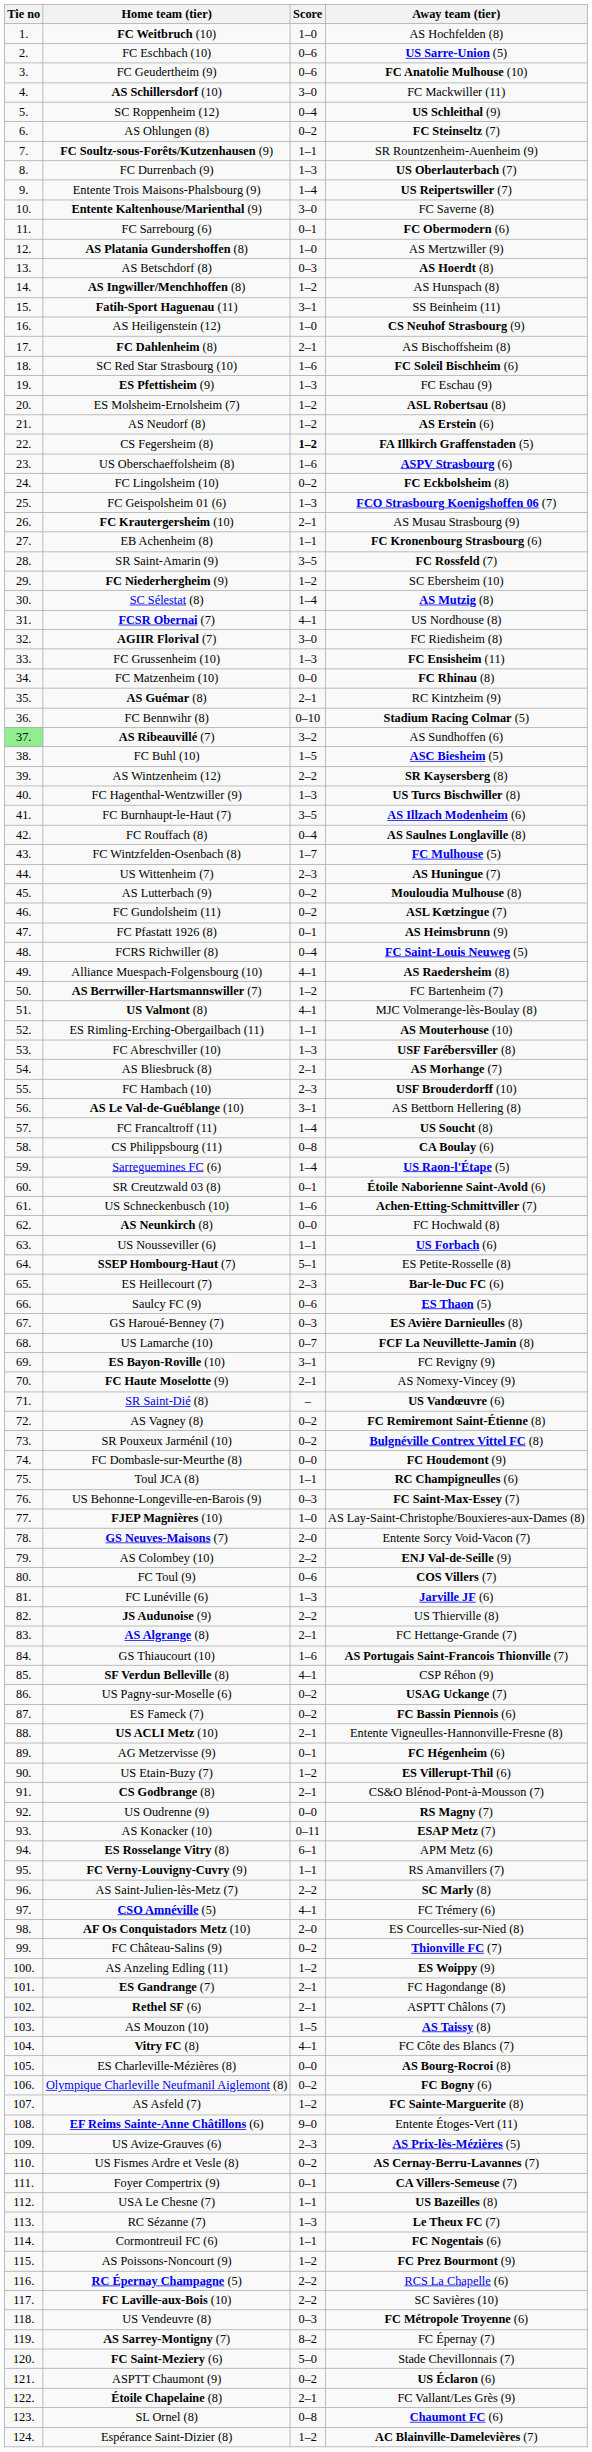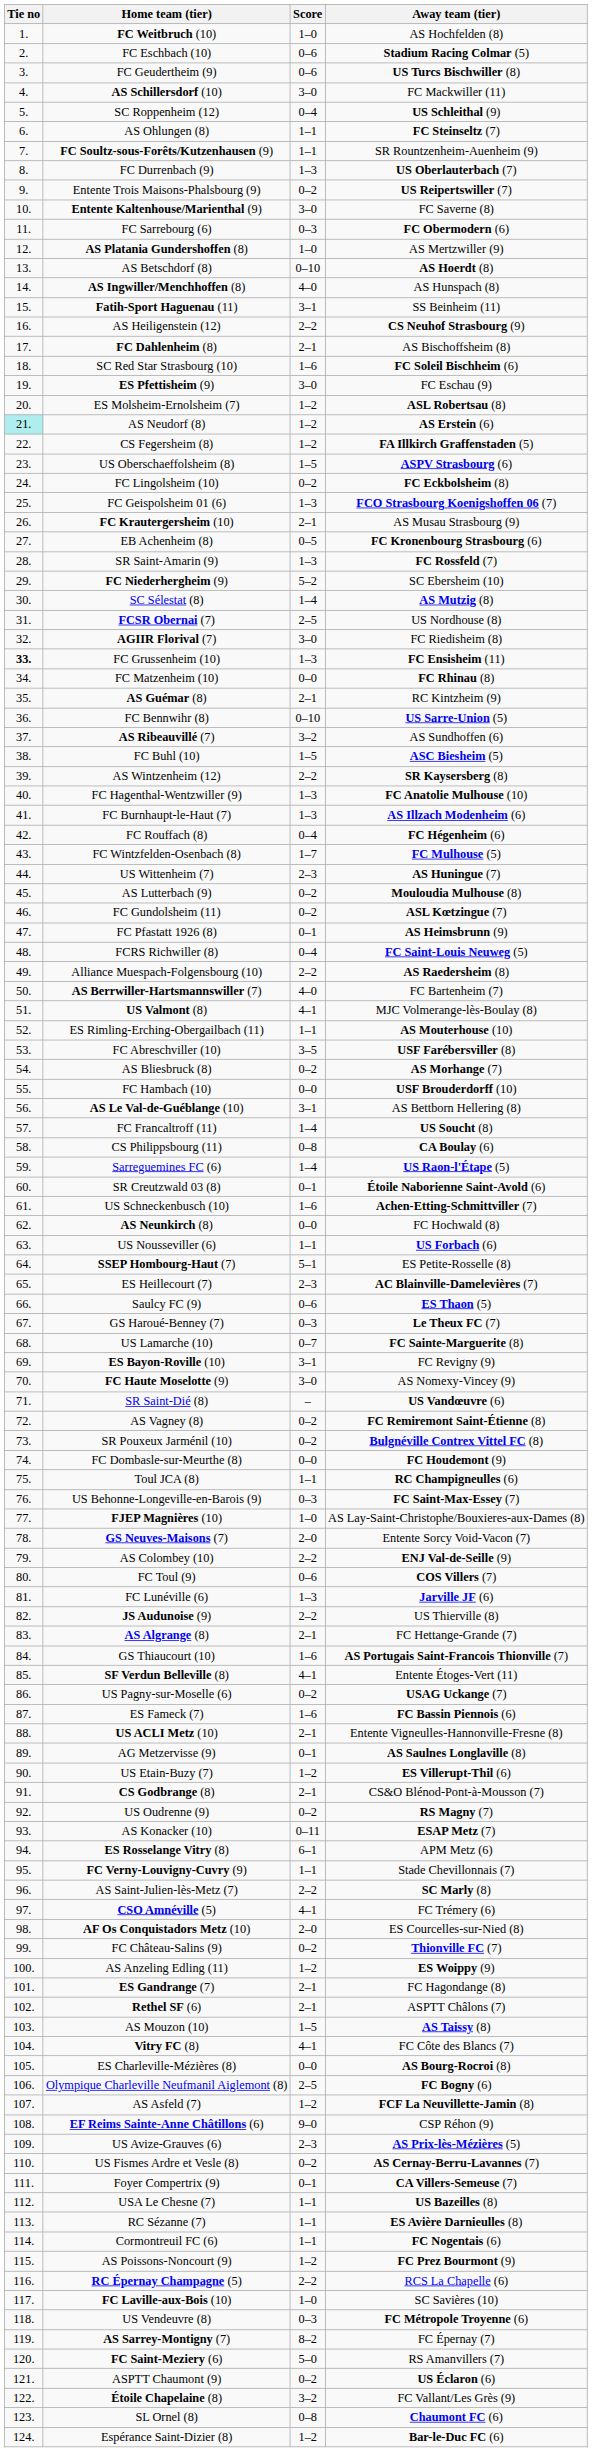(456, 53) US Sarre-Union (5) -> (456, 53) Stadium Racing Colmar (5)
(456, 72) FC Anatolie Mulhouse (10) -> (456, 72) US Turcs Bischwiller (8)
(308, 131) 0–2 -> (308, 131) 1–1
(308, 190) 1–4 -> (308, 190) 0–2
(308, 229) 0–1 -> (308, 229) 0–3
(308, 268) 0–3 -> (308, 268) 0–10
(308, 287) 1–2 -> (308, 287) 4–0
(308, 326) 1–0 -> (308, 326) 2–2
(308, 385) 1–3 -> (308, 385) 3–0
(24, 424) no background -> (24, 424) paleturquoise background
(308, 444) bold -> (308, 444) normal
(308, 463) 1–6 -> (308, 463) 1–5
(308, 541) 1–1 -> (308, 541) 0–5
(308, 561) 3–5 -> (308, 561) 1–3
(308, 580) 1–2 -> (308, 580) 5–2
(308, 619) 4–1 -> (308, 619) 2–5
(24, 659) normal -> (24, 659) bold
(456, 717) Stadium Racing Colmar (5) -> (456, 717) US Sarre-Union (5)
(24, 737) lightgreen background -> (24, 737) no background
(456, 795) US Turcs Bischwiller (8) -> (456, 795) FC Anatolie Mulhouse (10)
(308, 815) 3–5 -> (308, 815) 1–3
(456, 834) AS Saulnes Longlaville (8) -> (456, 834) FC Hégenheim (6)
(308, 971) 4–1 -> (308, 971) 2–2
(308, 991) 1–2 -> (308, 991) 4–0
(308, 1049) 1–3 -> (308, 1049) 3–5
(308, 1069) 2–1 -> (308, 1069) 0–2
(308, 1088) 2–3 -> (308, 1088) 0–0
(456, 1284) Bar-le-Duc FC (6) -> (456, 1284) AC Blainville-Damelevières (7)
(456, 1323) ES Avière Darnieulles (8) -> (456, 1323) Le Theux FC (7)
(456, 1342) FCF La Neuvillette-Jamin (8) -> (456, 1342) FC Sainte-Marguerite (8)
(308, 1381) 2–1 -> (308, 1381) 3–0
(456, 1675) CSP Réhon (9) -> (456, 1675) Entente Étoges-Vert (11)
(308, 1714) 0–2 -> (308, 1714) 1–6
(456, 1753) FC Hégenheim (6) -> (456, 1753) AS Saulnes Longlaville (8)
(308, 1811) 0–0 -> (308, 1811) 0–2
(456, 1870) RS Amanvillers (7) -> (456, 1870) Stade Chevillonnais (7)
(308, 2085) 0–2 -> (308, 2085) 2–5
(456, 2104) FC Sainte-Marguerite (8) -> (456, 2104) FCF La Neuvillette-Jamin (8)
(456, 2124) Entente Étoges-Vert (11) -> (456, 2124) CSP Réhon (9)
(308, 2222) 1–3 -> (308, 2222) 1–1
(456, 2222) Le Theux FC (7) -> (456, 2222) ES Avière Darnieulles (8)
(308, 2300) 2–2 -> (308, 2300) 1–0
(456, 2358) Stade Chevillonnais (7) -> (456, 2358) RS Amanvillers (7)
(308, 2397) 2–1 -> (308, 2397) 3–2
(456, 2437) AC Blainville-Damelevières (7) -> (456, 2437) Bar-le-Duc FC (6)
